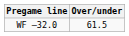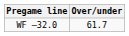(97, 25) 61.5 -> (97, 25) 61.7
